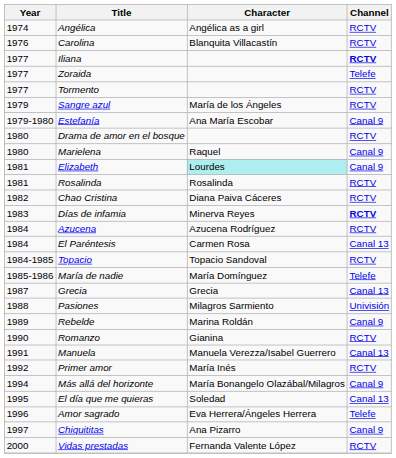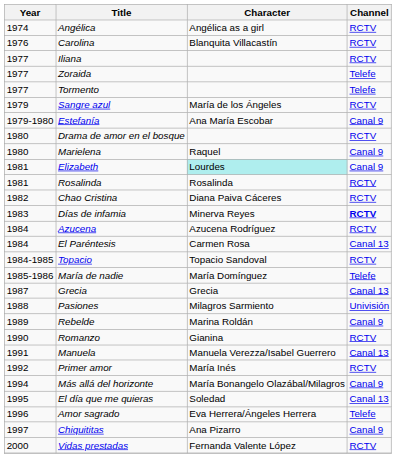(363, 59) bold -> (363, 59) normal
(363, 90) RCTV -> (363, 90) Telefe
